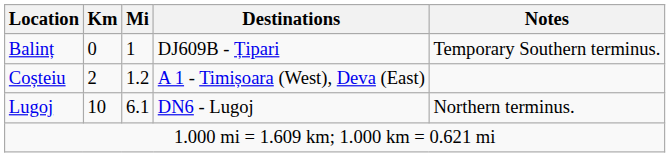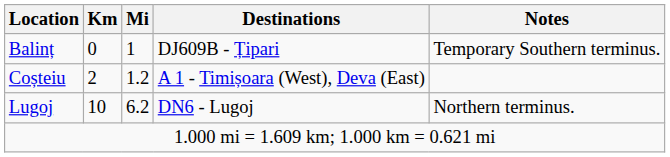(138, 107) 6.1 -> (138, 107) 6.2
